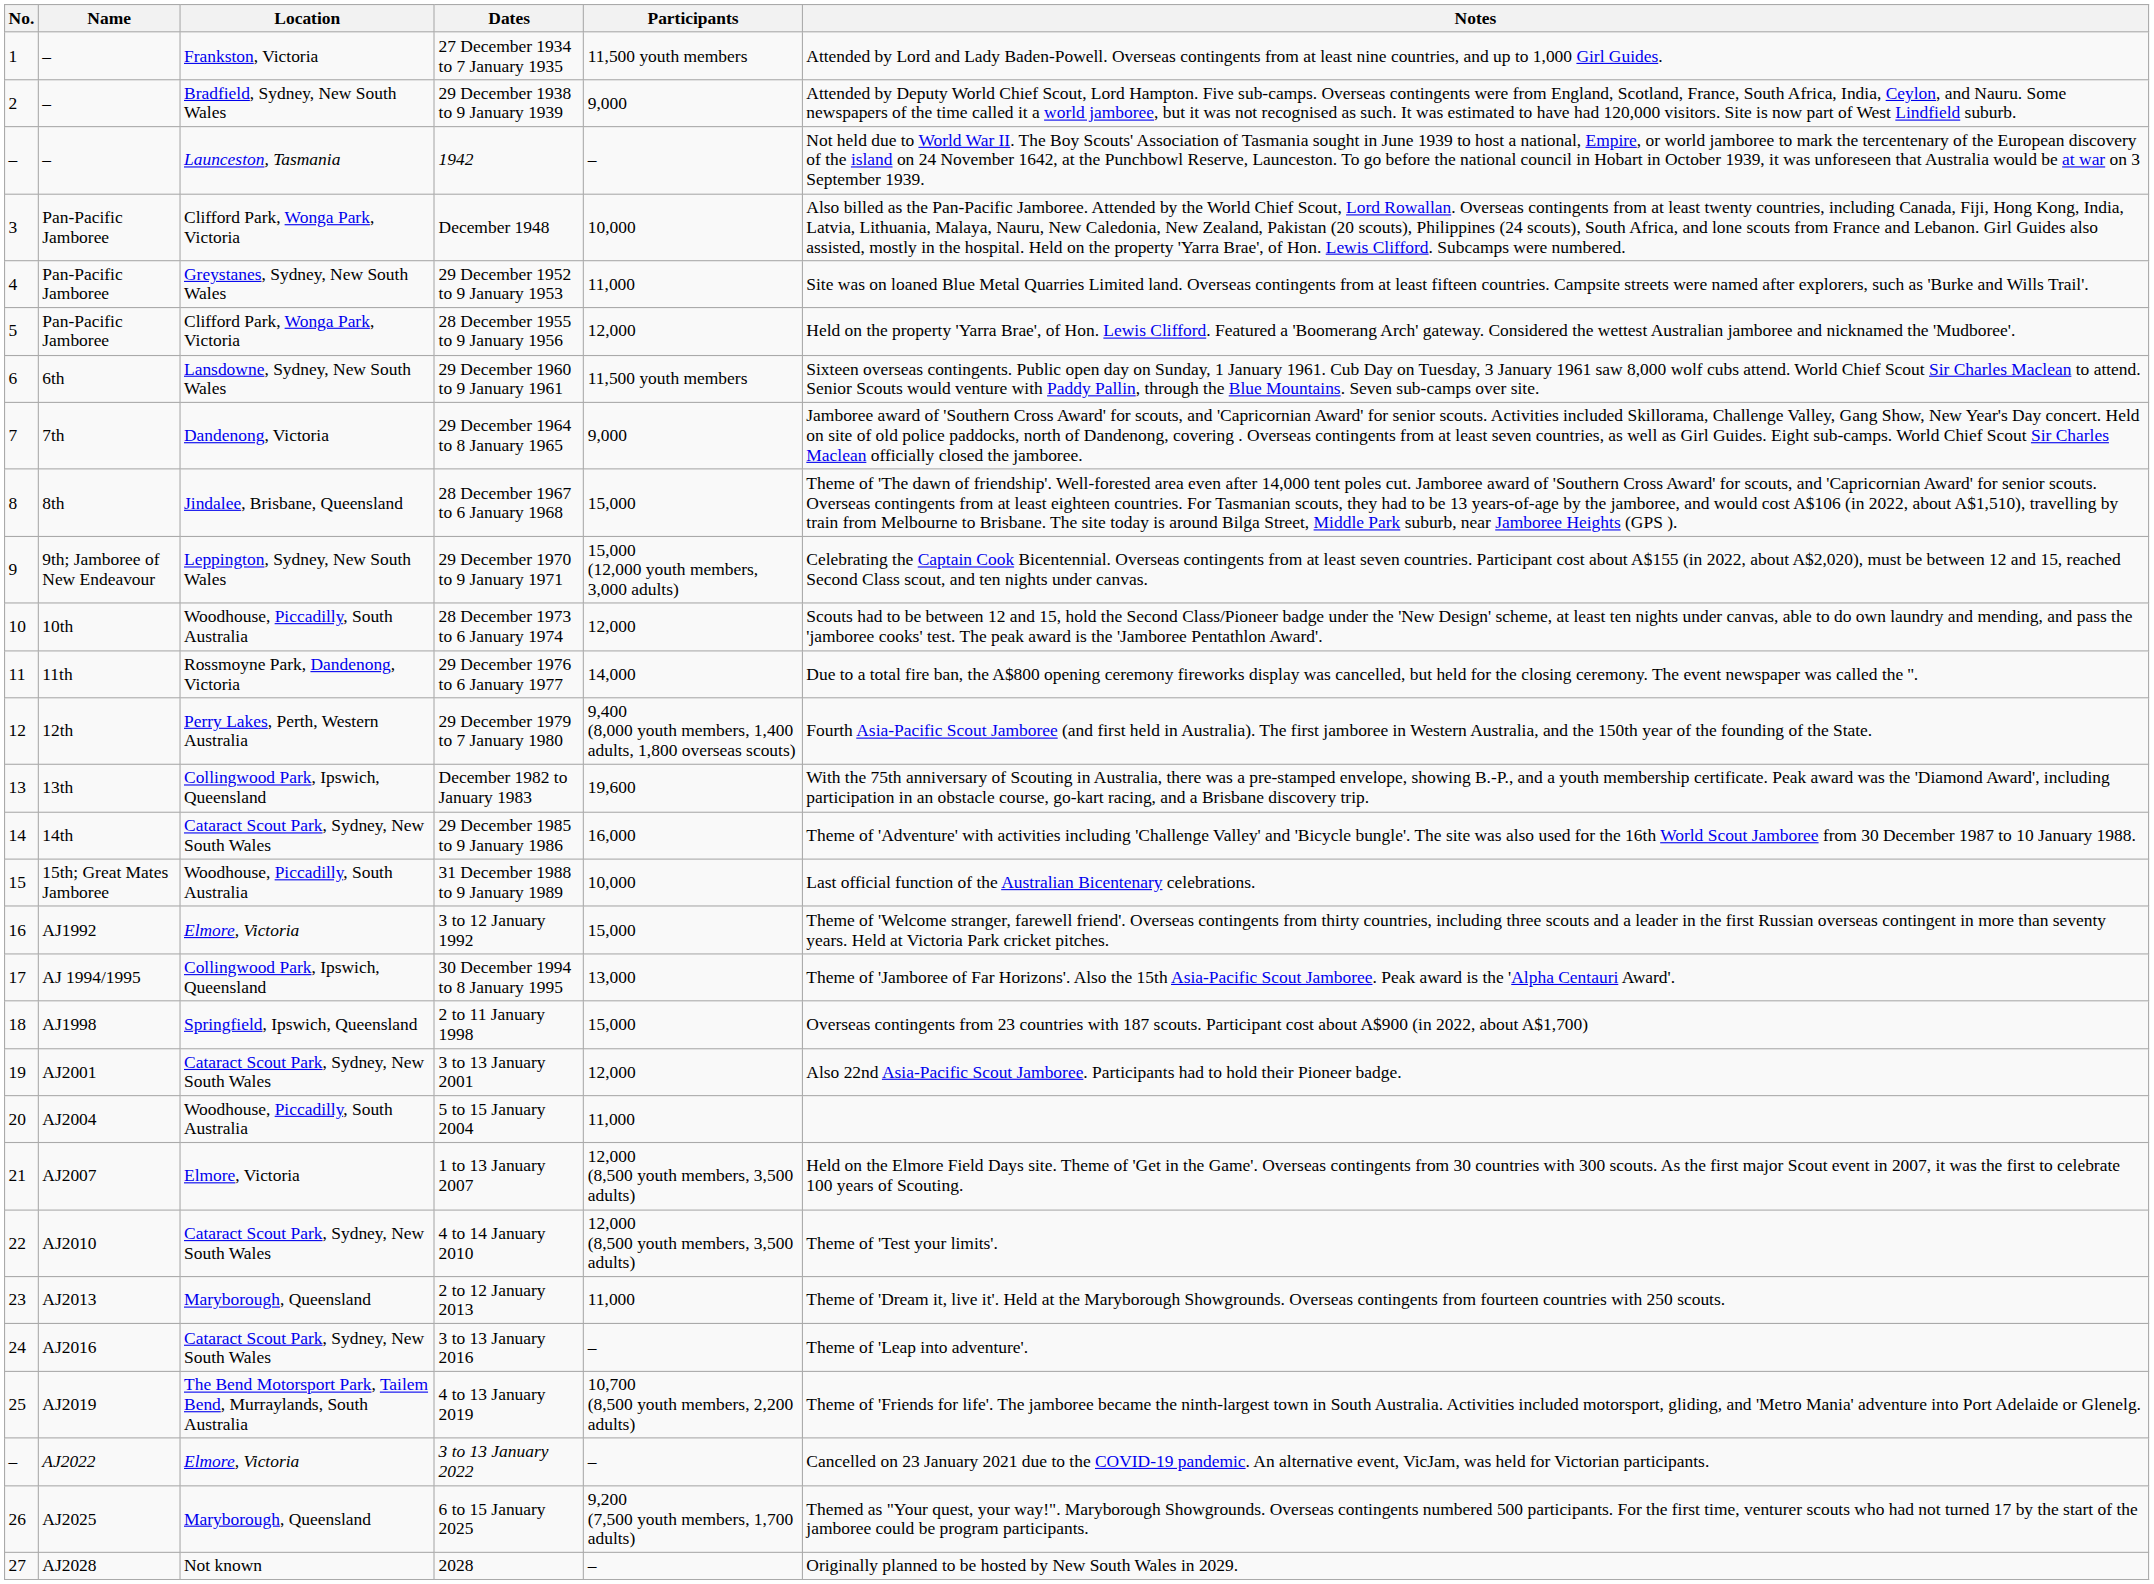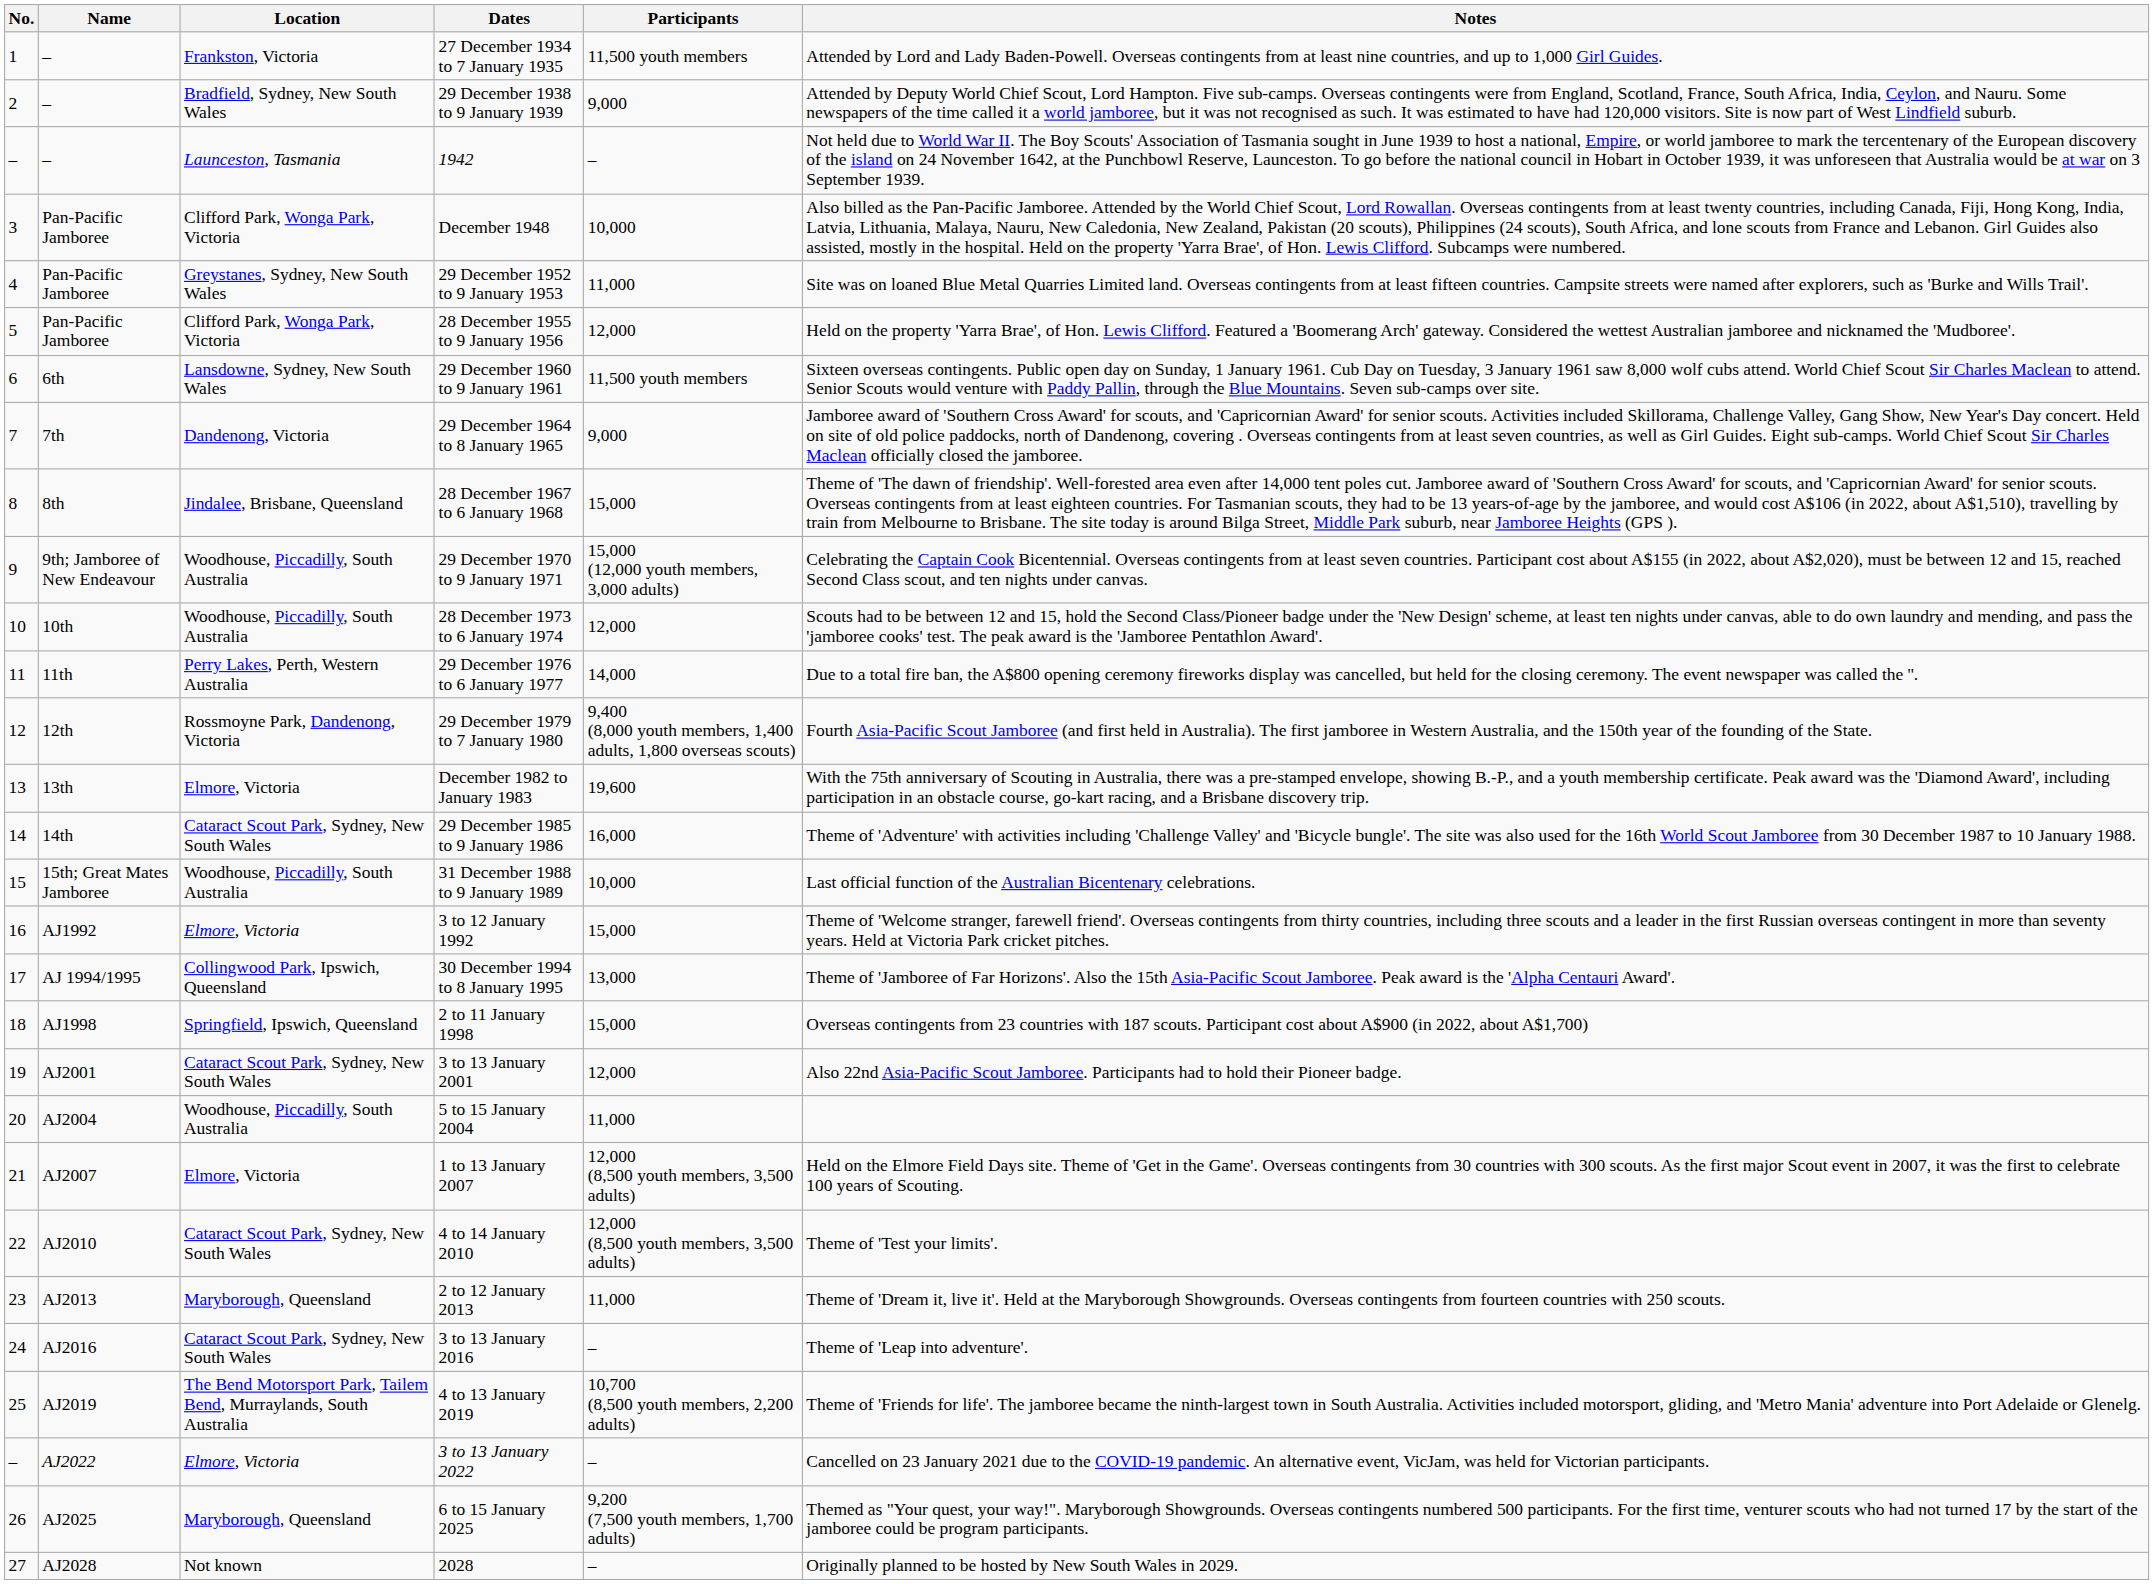(298, 569) Leppington, Sydney, New South Wales -> (288, 569) Woodhouse, Piccadilly, South Australia
(290, 673) Rossmoyne Park, Dandenong, Victoria -> (281, 673) Perry Lakes, Perth, Western Australia
(281, 731) Perry Lakes, Perth, Western Australia -> (290, 731) Rossmoyne Park, Dandenong, Victoria
(282, 788) Collingwood Park, Ipswich, Queensland -> (242, 788) Elmore, Victoria
